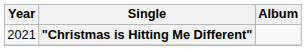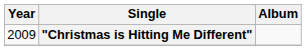(22, 34) 2021 -> (22, 34) 2009
